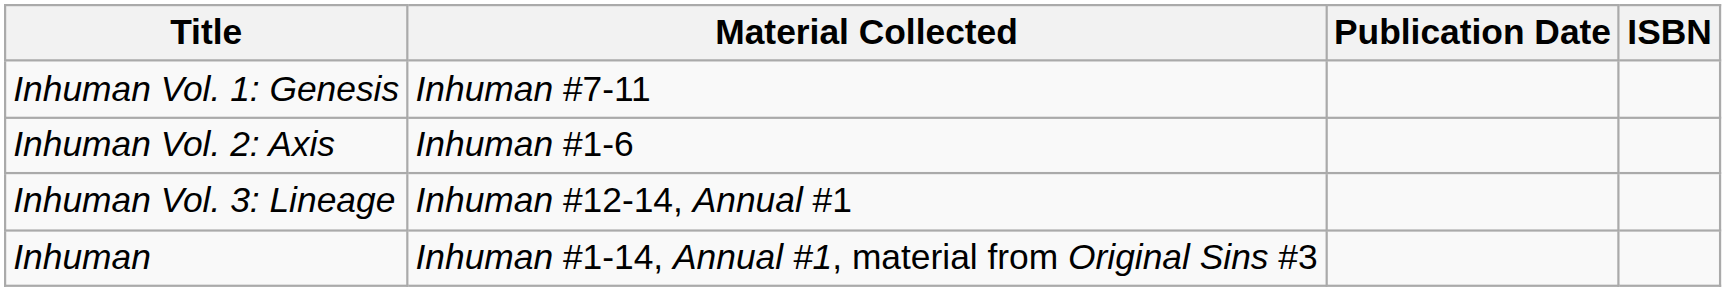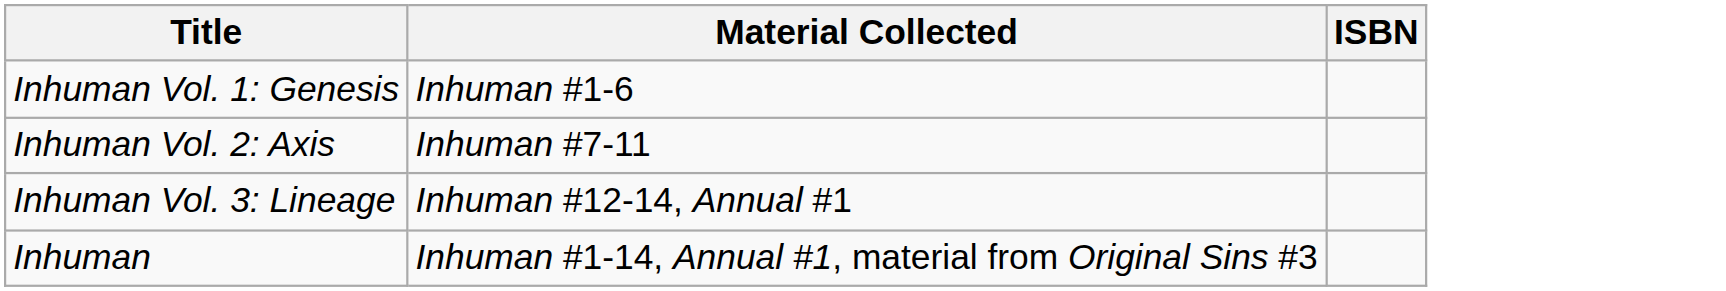- column: (1472, 32)
(533, 88) Inhuman #7-11 -> (525, 88) Inhuman #1-6
(525, 144) Inhuman #1-6 -> (533, 144) Inhuman #7-11
